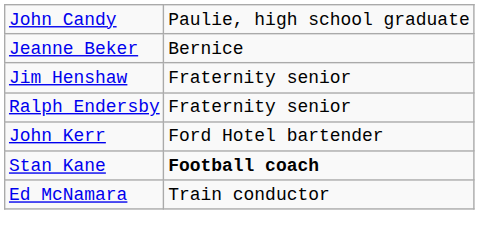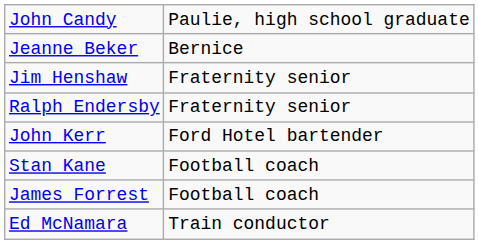(244, 166) bold -> (244, 166) normal
+ row: (79, 195)
